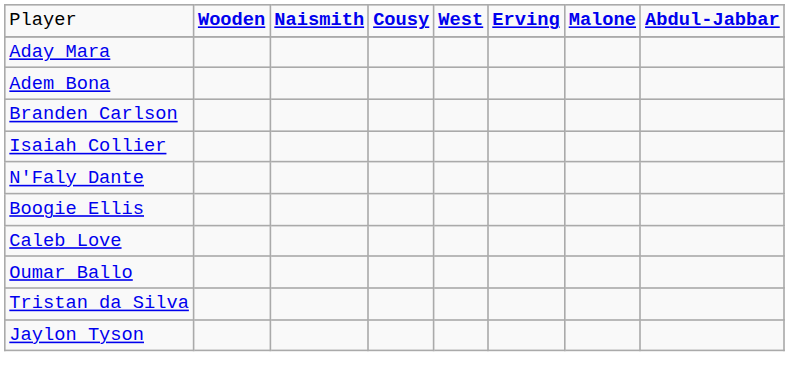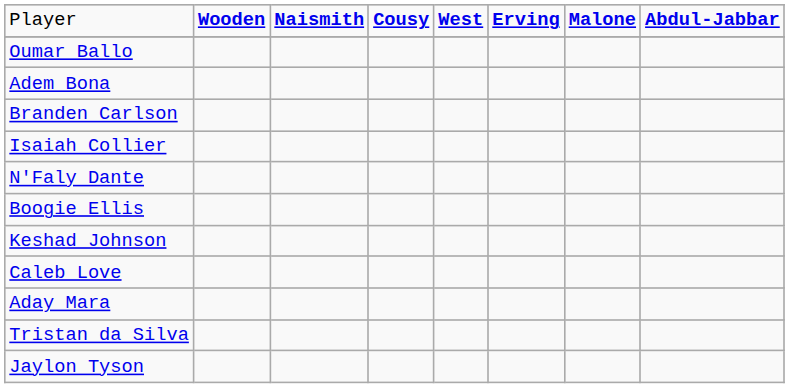rows swapped: (71, 272) <-> (60, 52)
+ row: (88, 240)
